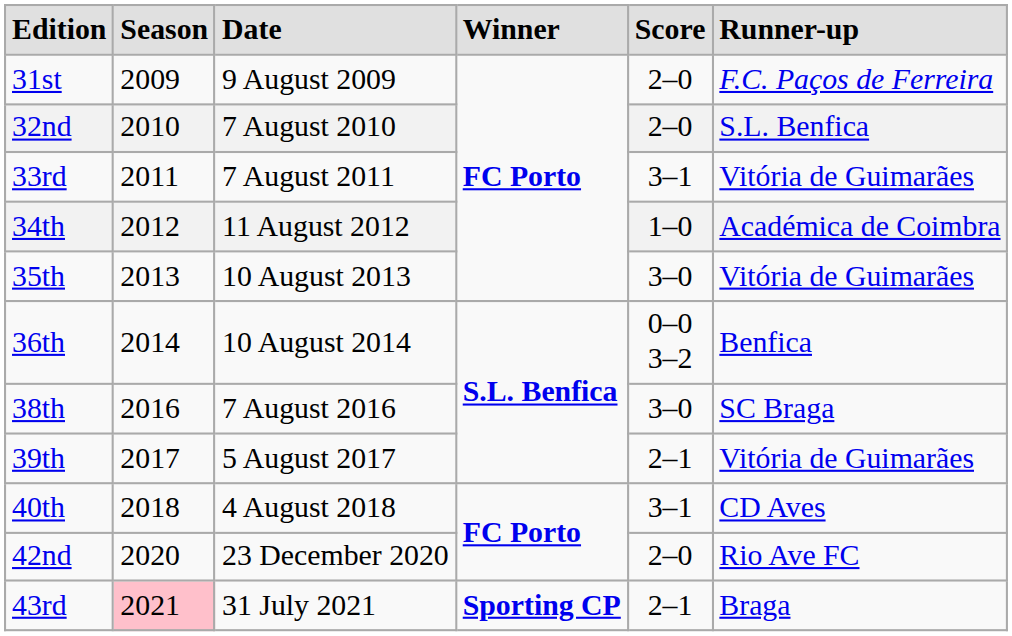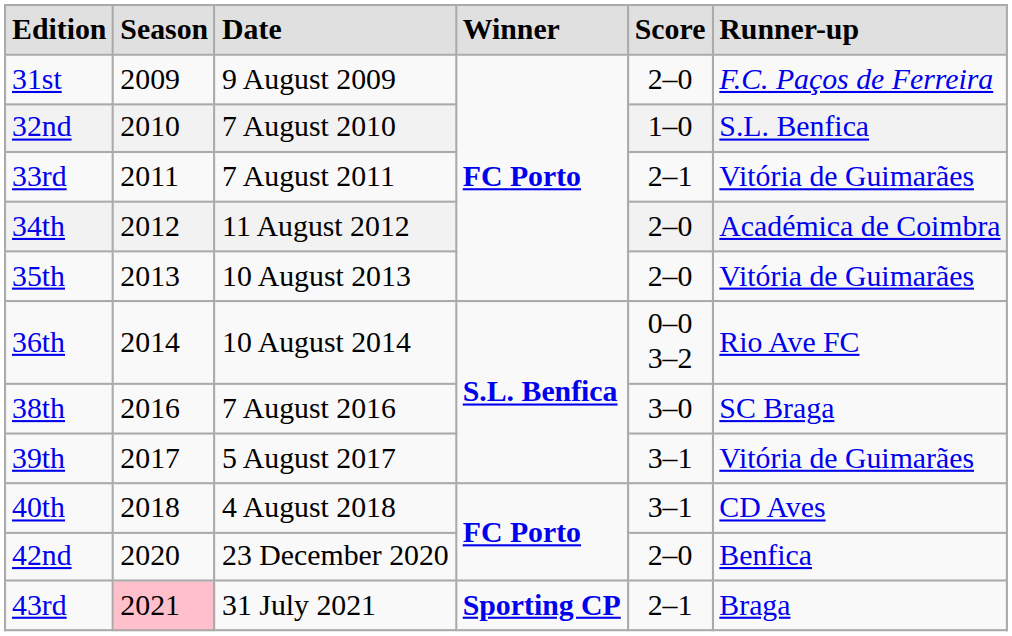(670, 127) 2–0 -> (670, 127) 1–0
(670, 176) 3–1 -> (670, 176) 2–1
(670, 226) 1–0 -> (670, 226) 2–0
(670, 275) 3–0 -> (670, 275) 2–0
(766, 342) Benfica -> (789, 342) Rio Ave FC
(670, 457) 2–1 -> (670, 457) 3–1
(789, 556) Rio Ave FC -> (766, 556) Benfica
